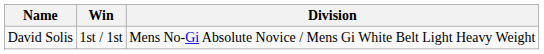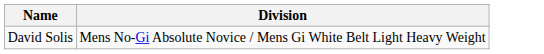- column: (101, 15)
